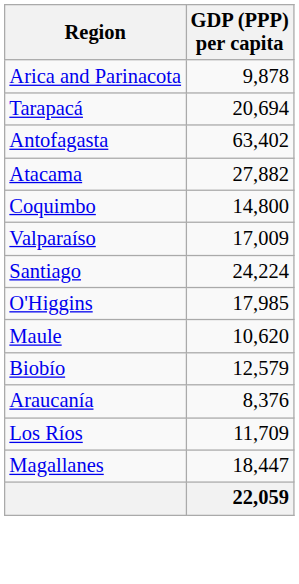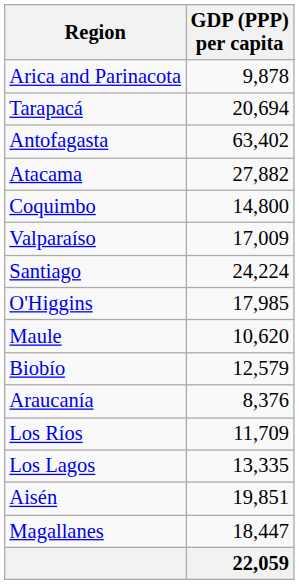+ row: (52, 466)
+ row: (33, 498)
